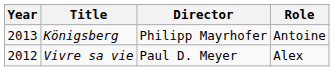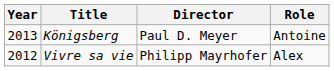(203, 35) Philipp Mayrhofer -> (188, 35) Paul D. Meyer
(188, 55) Paul D. Meyer -> (203, 55) Philipp Mayrhofer
